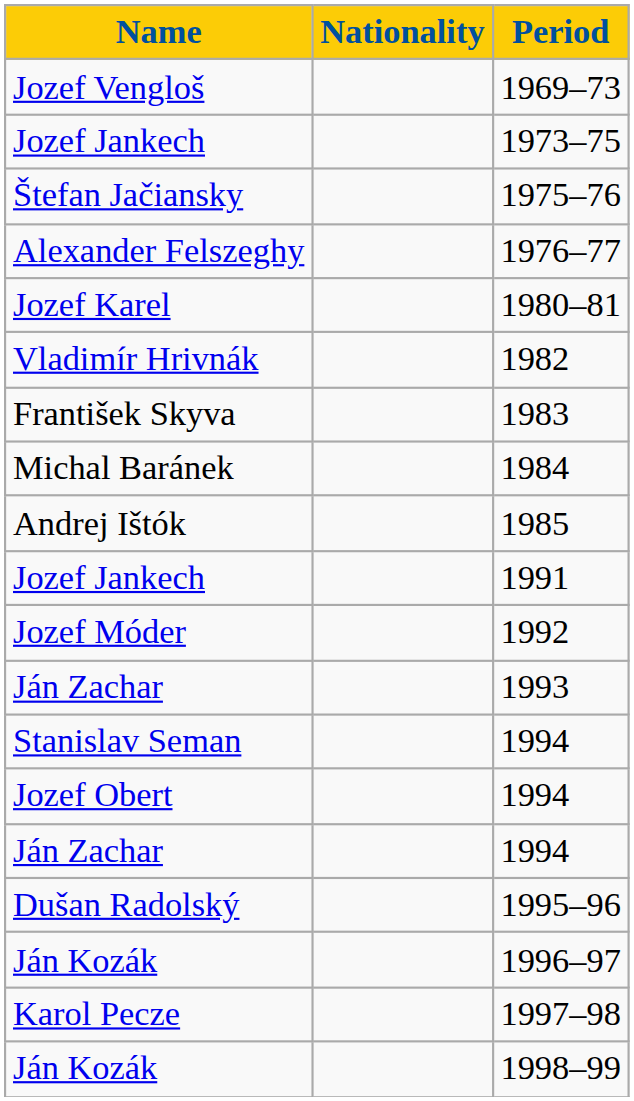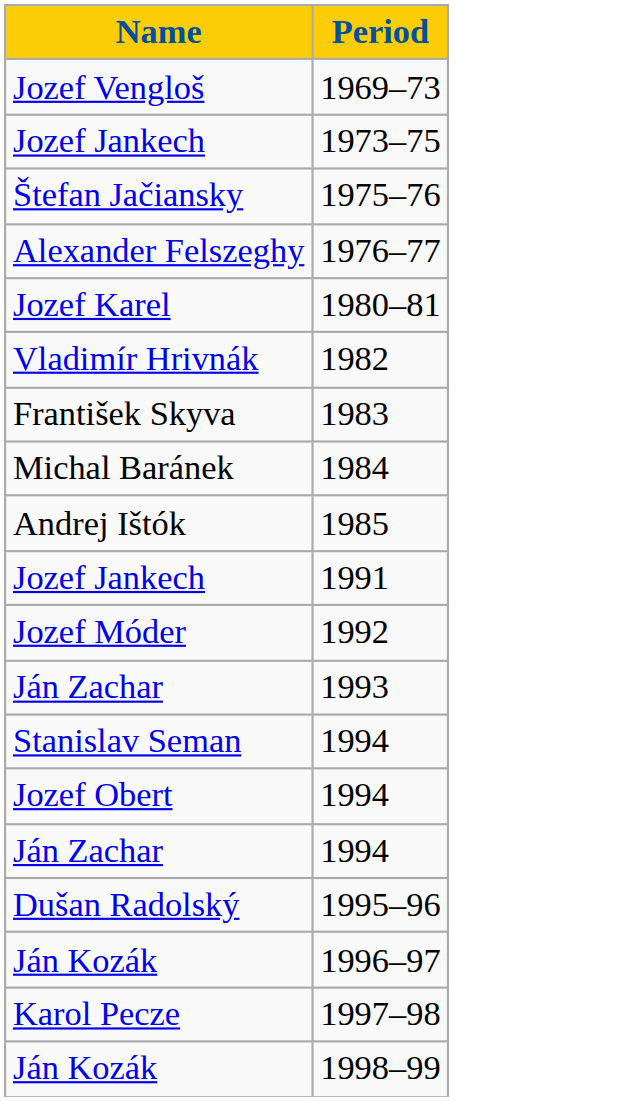- column: (402, 31)
